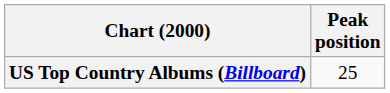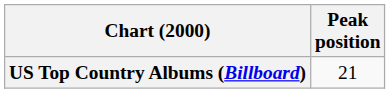(348, 72) 25 -> (348, 72) 21
